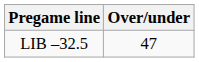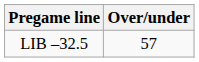(149, 43) 47 -> (149, 43) 57
